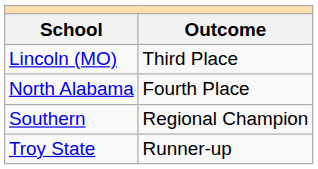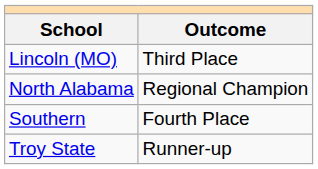(196, 88) Fourth Place -> (225, 88) Regional Champion
(225, 118) Regional Champion -> (196, 118) Fourth Place
